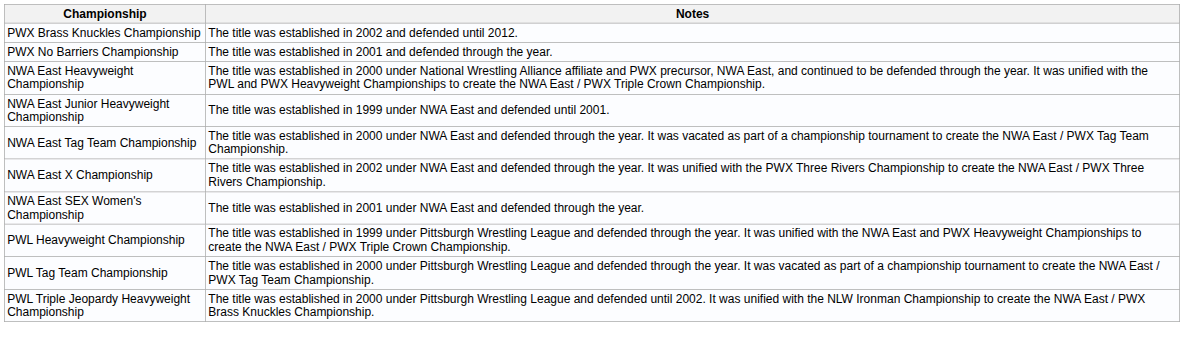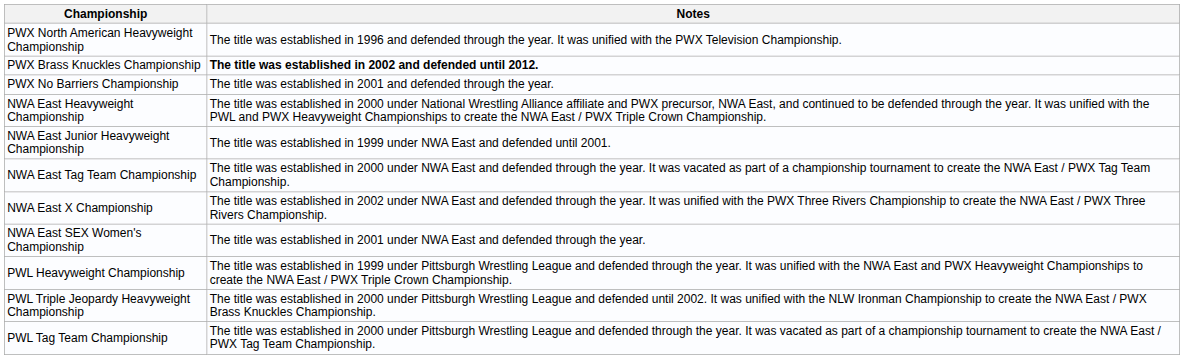+ row: (100, 39)
(363, 33) normal -> (374, 65) bold
rows swapped: (87, 273) <-> (99, 305)
